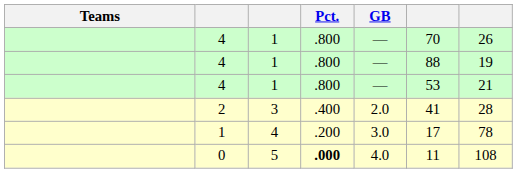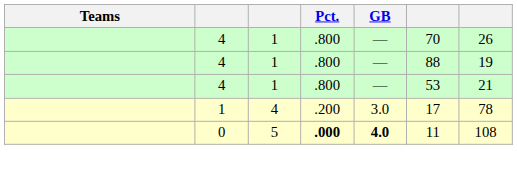- row: (222, 109)
(380, 156) normal -> (380, 132) bold
